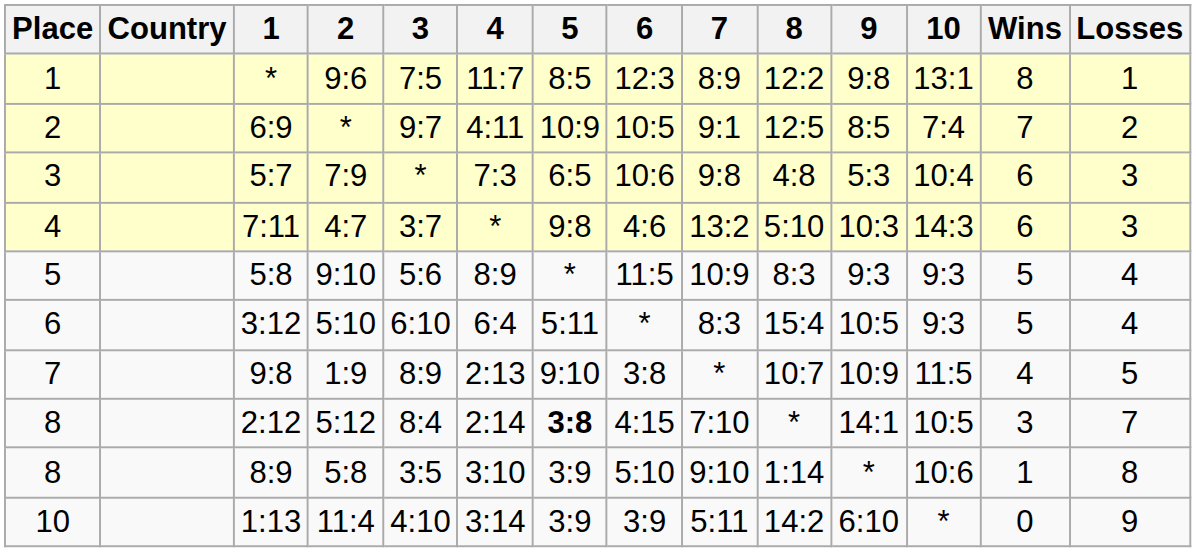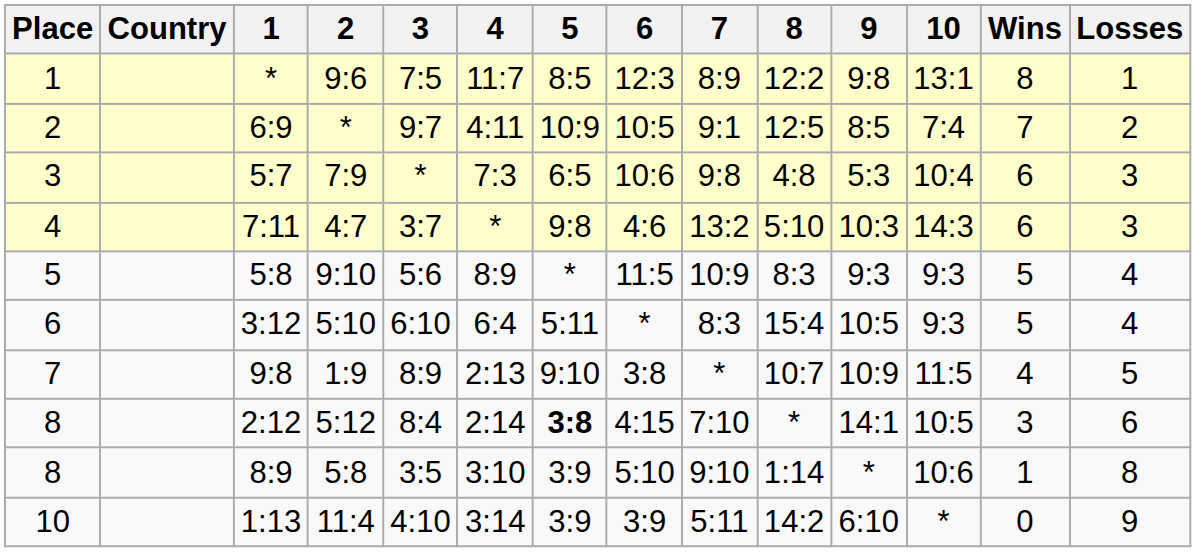(1130, 422) 7 -> (1130, 422) 6
